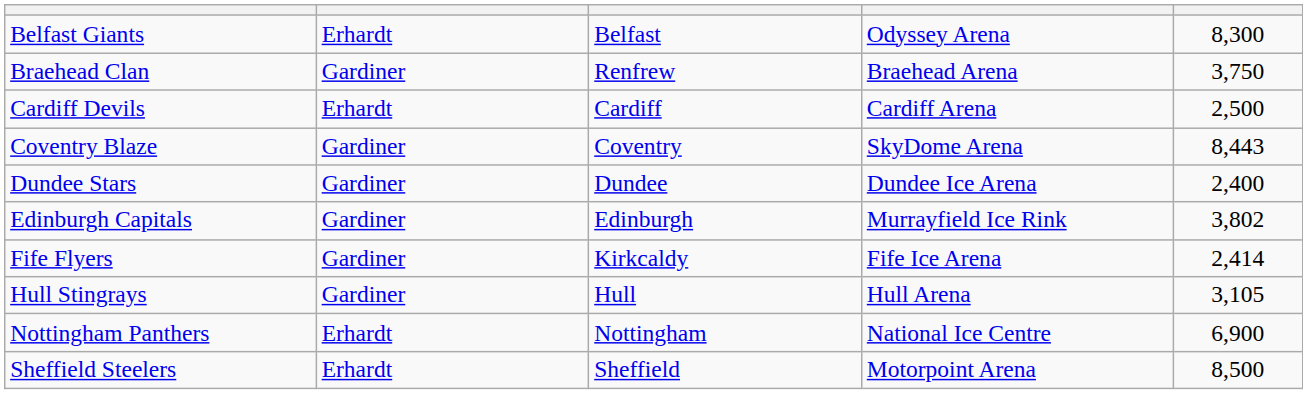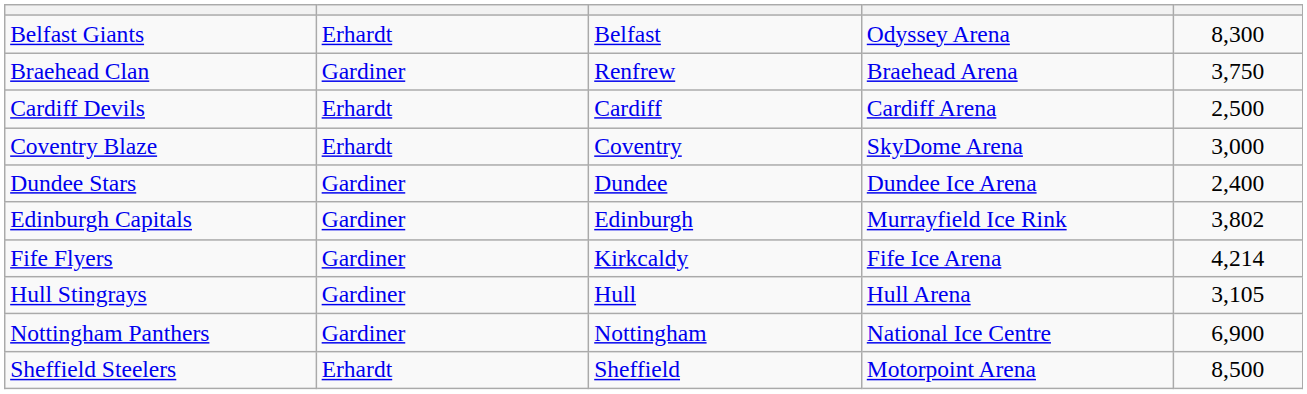(363, 145) Gardiner -> (357, 145) Erhardt
(1238, 145) 8,443 -> (1238, 145) 3,000
(1238, 257) 2,414 -> (1238, 257) 4,214
(357, 332) Erhardt -> (363, 332) Gardiner
